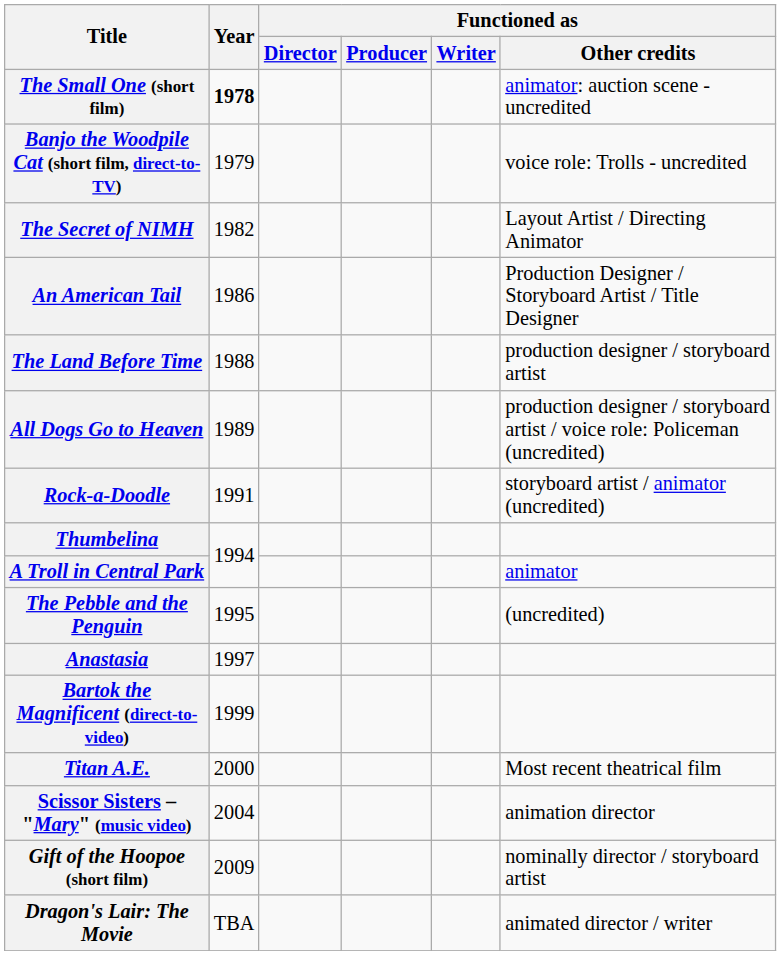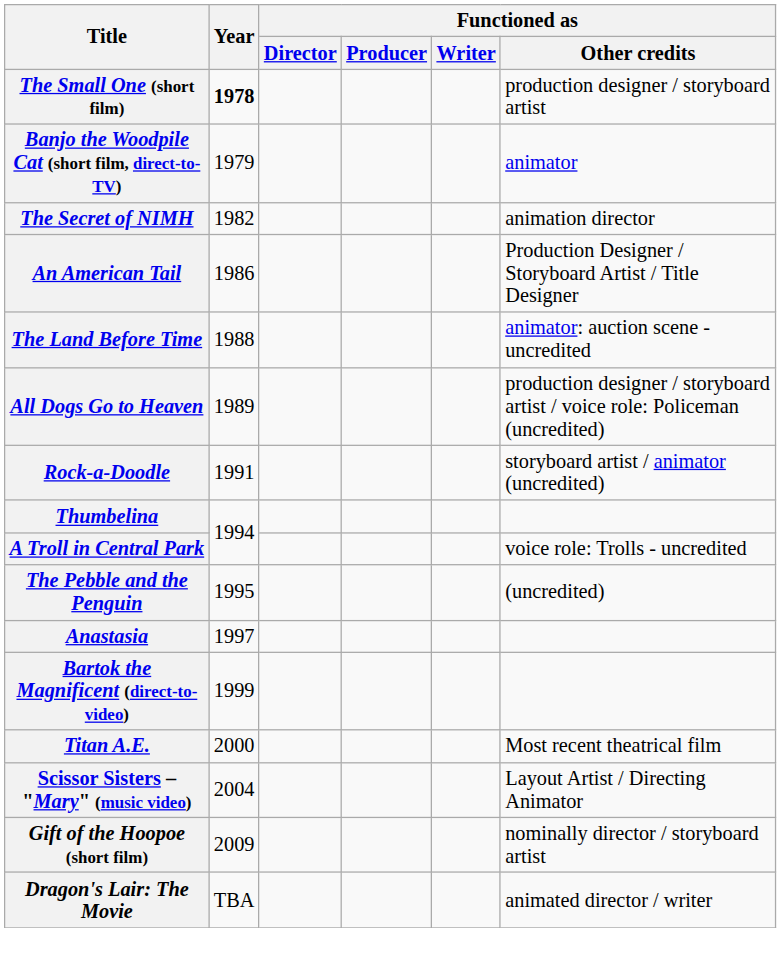(608, 96) animator: auction scene - uncredited -> (638, 96) production designer / storyboard artist
(626, 163) voice role: Trolls - uncredited -> (541, 163) animator
(605, 229) Layout Artist / Directing Animator -> (580, 218) animation director
(638, 362) production designer / storyboard artist -> (608, 339) animator: auction scene - uncredited
(541, 571) animator -> (626, 548) voice role: Trolls - uncredited
(580, 812) animation director -> (605, 789) Layout Artist / Directing Animator
